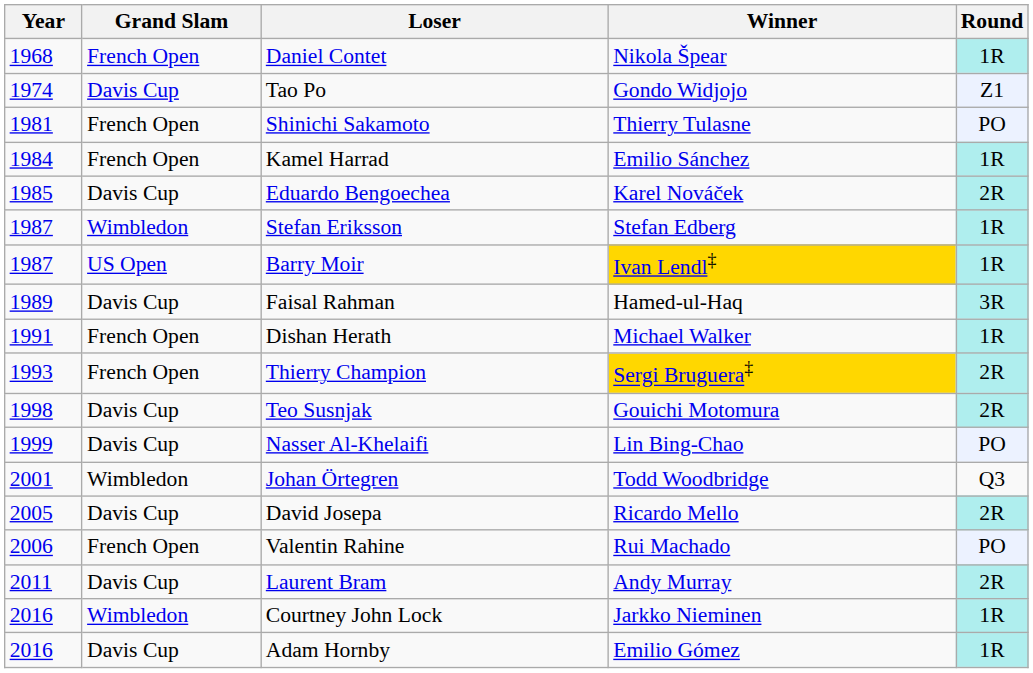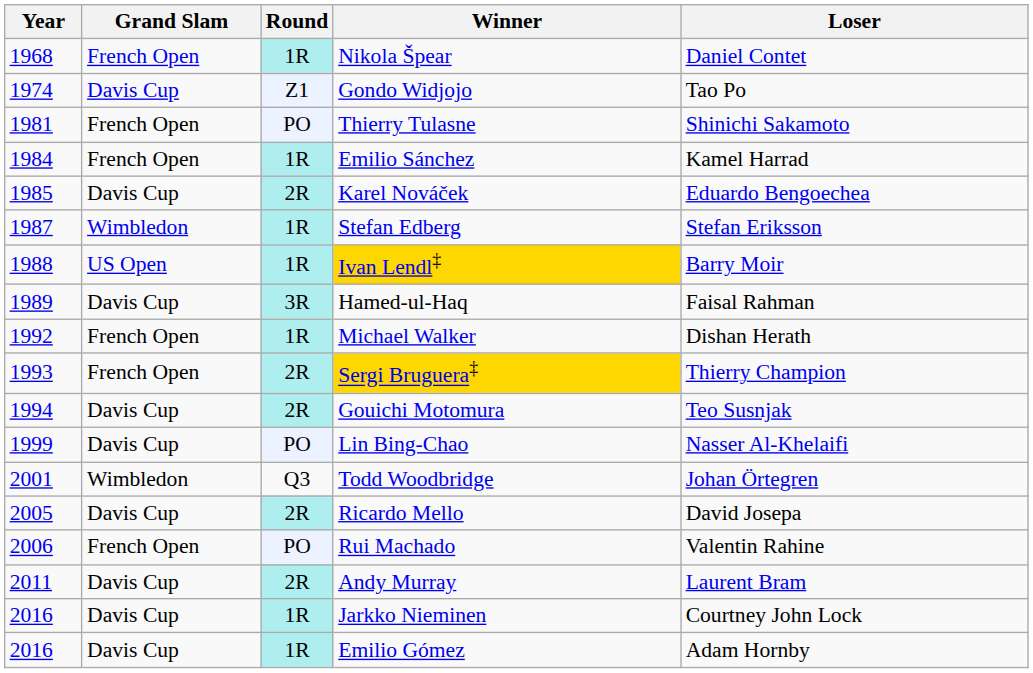columns swapped: (992, 21) <-> (435, 21)
(31, 264) 1987 -> (31, 264) 1988
(31, 335) 1991 -> (31, 335) 1992
(31, 410) 1998 -> (31, 410) 1994
(138, 615) Wimbledon -> (133, 615) Davis Cup
